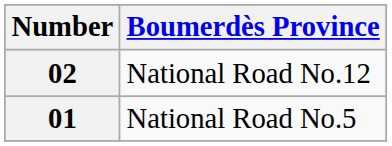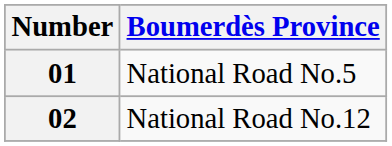rows swapped: (62, 118) <-> (62, 72)
